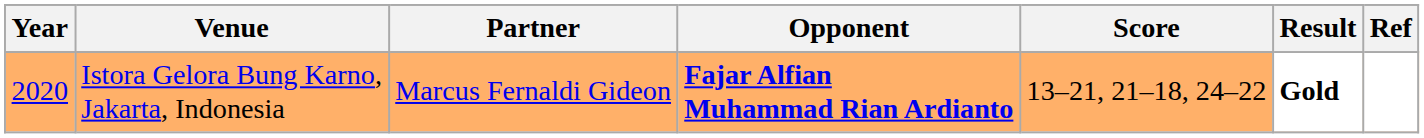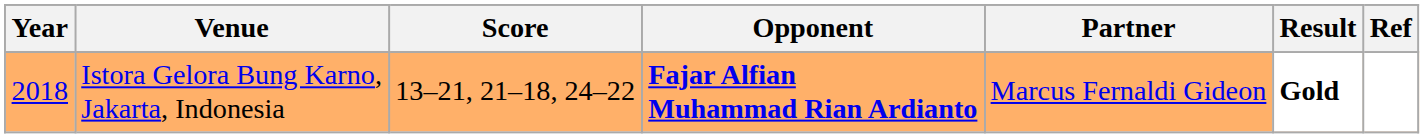columns swapped: (533, 28) <-> (1146, 28)
(40, 91) 2020 -> (40, 91) 2018
